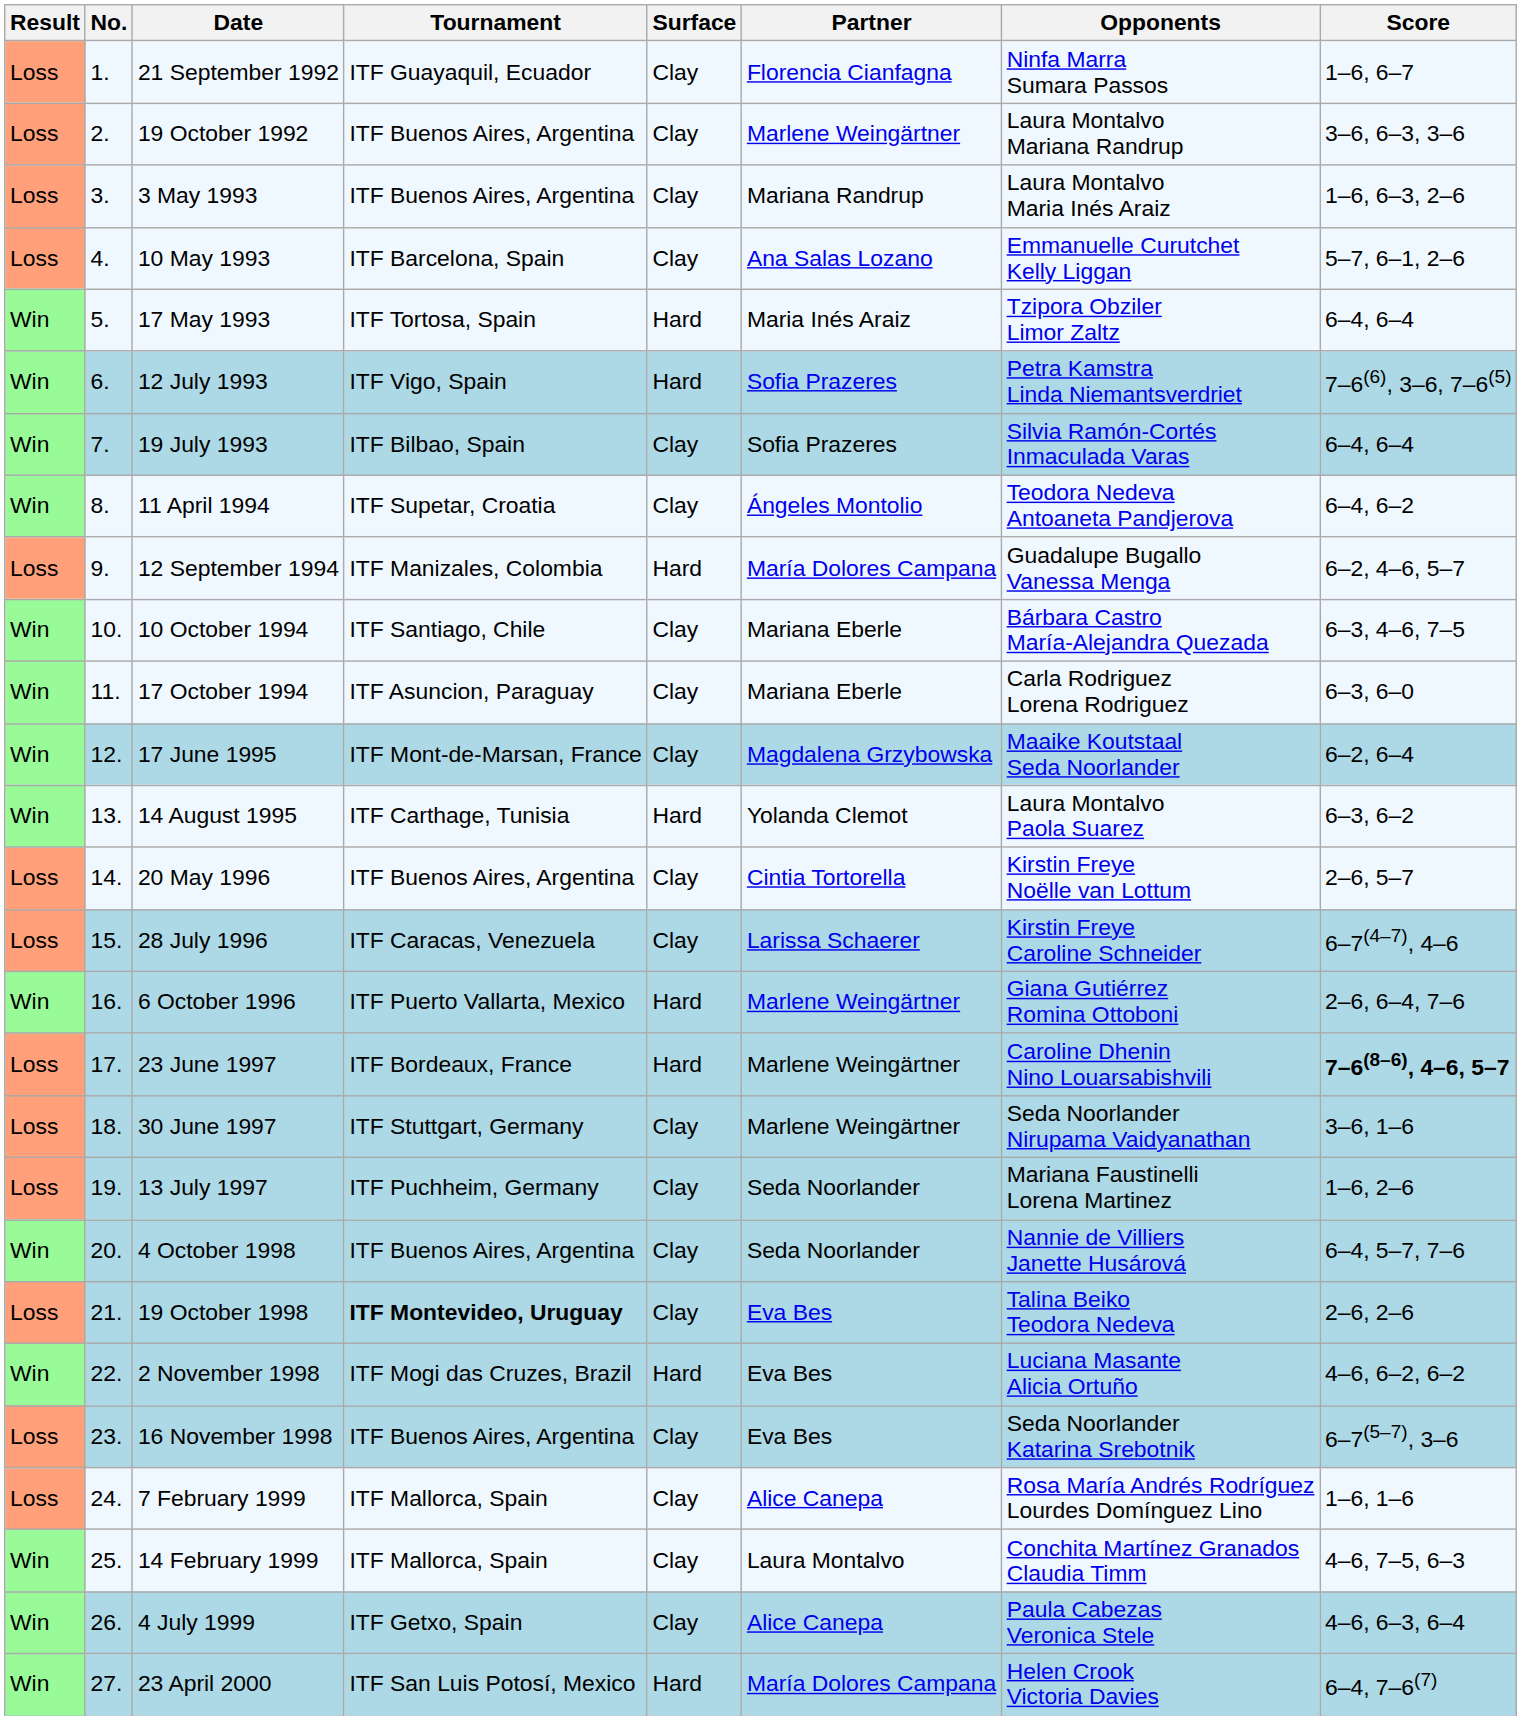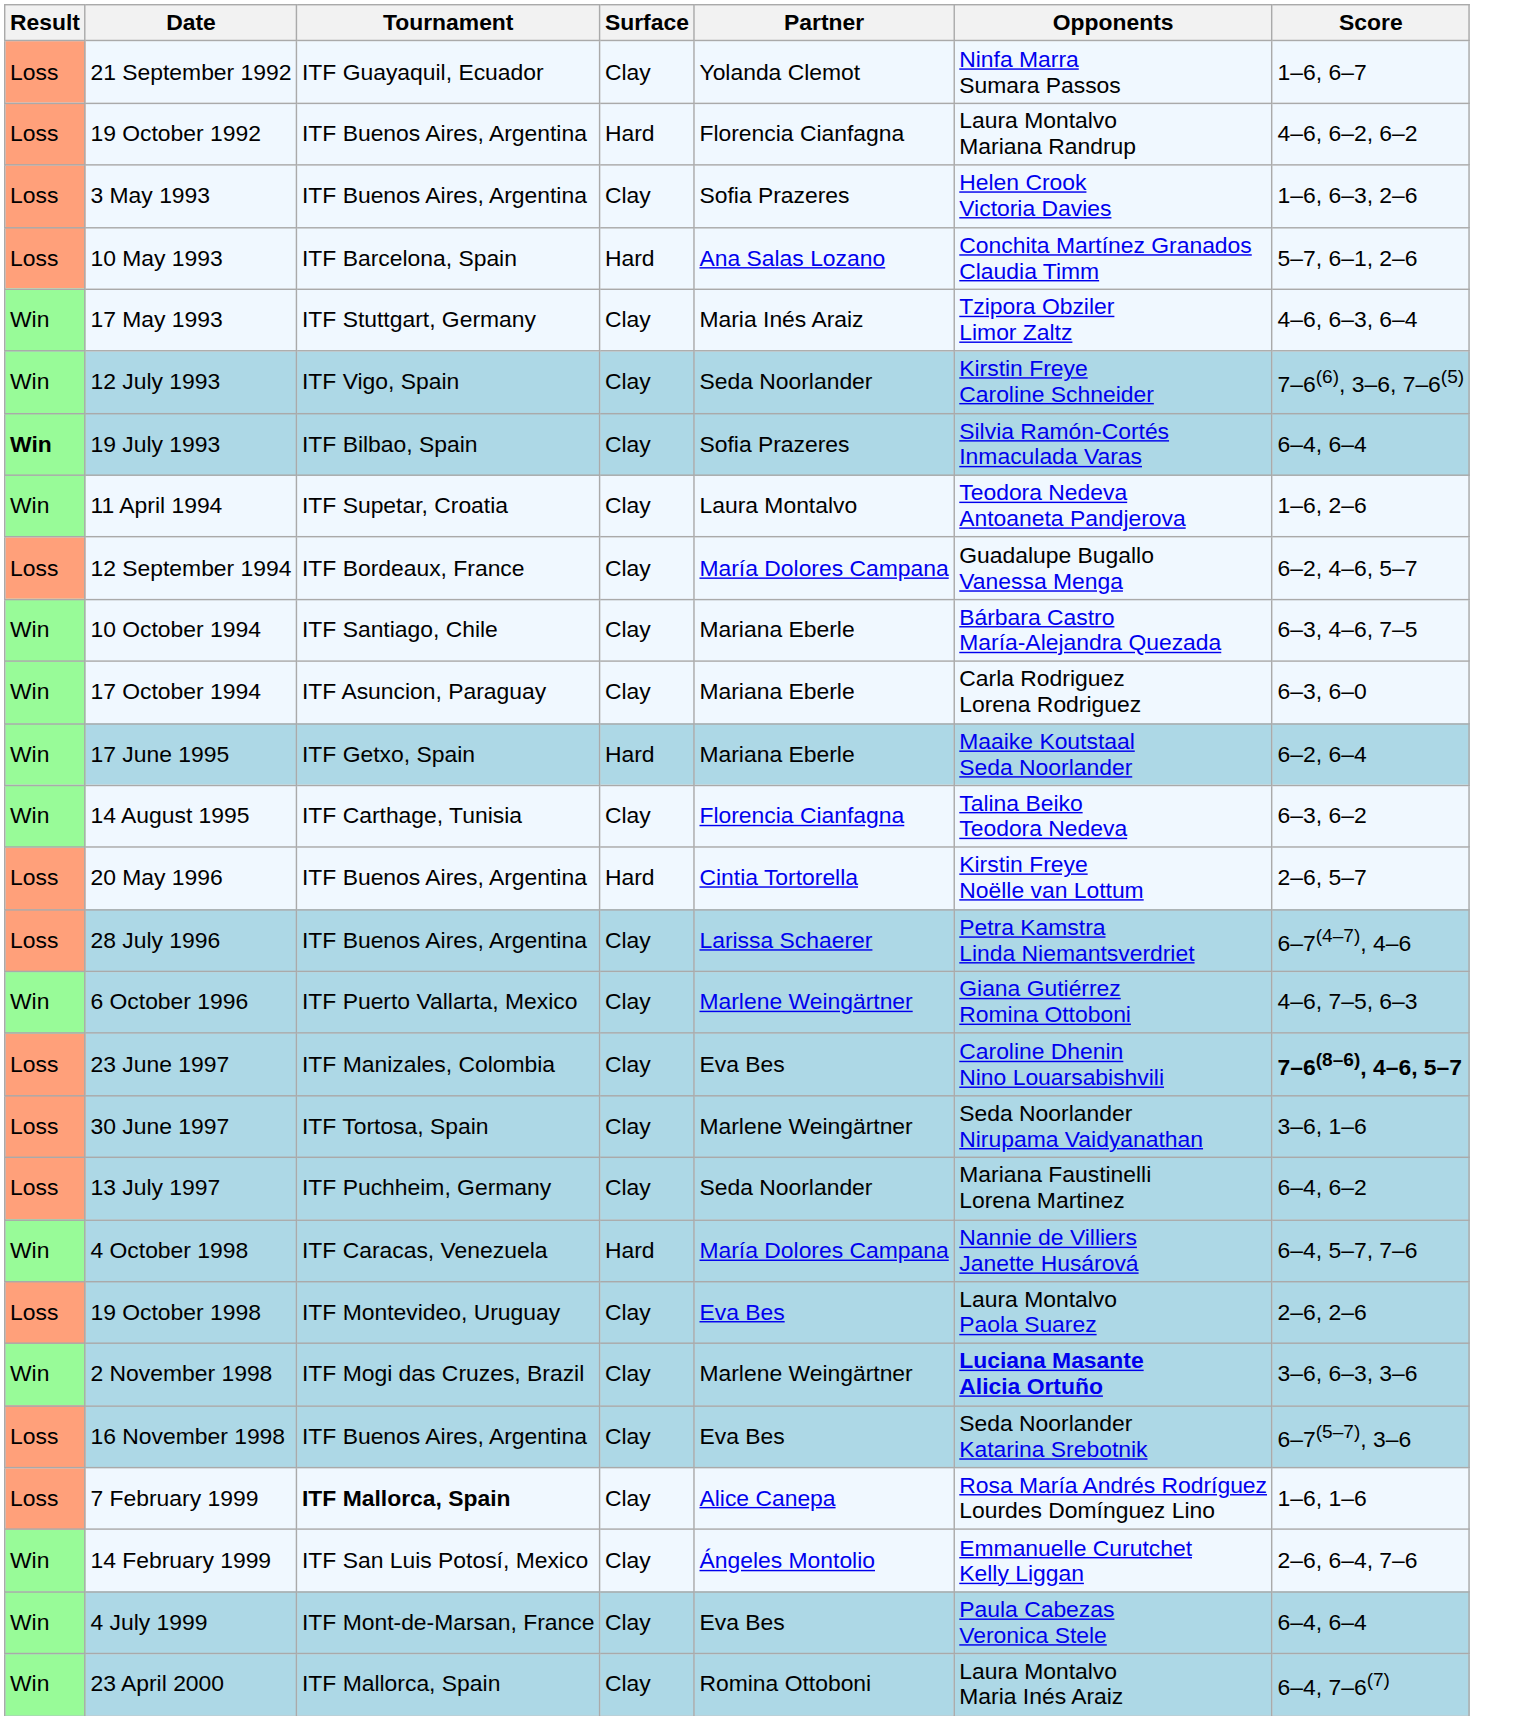- column: (109, 22)
(849, 71) Florencia Cianfagna -> (780, 71) Yolanda Clemot
(675, 133) Clay -> (630, 133) Hard
(853, 133) Marlene Weingärtner -> (802, 133) Florencia Cianfagna
(1395, 133) 3–6, 6–3, 3–6 -> (1348, 133) 4–6, 6–2, 6–2
(835, 195) Mariana Randrup -> (775, 195) Sofia Prazeres
(1089, 195) Laura Montalvo Maria Inés Araiz -> (1035, 195) Helen Crook Victoria Davies
(675, 257) Clay -> (630, 257) Hard
(1123, 257) Emmanuelle Curutchet Kelly Liggan -> (1106, 257) Conchita Martínez Granados Claudia Timm
(443, 319) ITF Tortosa, Spain -> (419, 319) ITF Stuttgart, Germany
(677, 319) Hard -> (628, 319) Clay
(1370, 319) 6–4, 6–4 -> (1348, 319) 4–6, 6–3, 6–4
(677, 381) Hard -> (628, 381) Clay
(822, 381) Sofia Prazeres -> (786, 381) Seda Noorlander
(1124, 381) Petra Kamstra Linda Niemantsverdriet -> (1057, 381) Kirstin Freye Caroline Schneider
(30, 443) normal -> (31, 443) bold
(835, 505) Ángeles Montolio -> (778, 505) Laura Montalvo
(1370, 505) 6–4, 6–2 -> (1322, 505) 1–6, 2–6
(476, 568) ITF Manizales, Colombia -> (413, 568) ITF Bordeaux, France
(677, 568) Hard -> (628, 568) Clay
(496, 754) ITF Mont-de-Marsan, France -> (388, 754) ITF Getxo, Spain
(675, 754) Clay -> (630, 754) Hard
(870, 754) Magdalena Grzybowska -> (777, 754) Mariana Eberle
(677, 816) Hard -> (628, 816) Clay
(827, 816) Yolanda Clemot -> (802, 816) Florencia Cianfagna
(1086, 816) Laura Montalvo Paola Suarez -> (1043, 816) Talina Beiko Teodora Nedeva
(675, 878) Clay -> (630, 878) Hard
(472, 940) ITF Caracas, Venezuela -> (444, 940) ITF Buenos Aires, Argentina
(1104, 940) Kirstin Freye Caroline Schneider -> (1077, 940) Petra Kamstra Linda Niemantsverdriet
(677, 1002) Hard -> (628, 1002) Clay
(1395, 1002) 2–6, 6–4, 7–6 -> (1348, 1002) 4–6, 7–5, 6–3
(461, 1064) ITF Bordeaux, France -> (429, 1064) ITF Manizales, Colombia
(677, 1064) Hard -> (628, 1064) Clay
(853, 1064) Marlene Weingärtner -> (742, 1064) Eva Bes
(466, 1126) ITF Stuttgart, Germany -> (395, 1126) ITF Tortosa, Spain
(1370, 1188) 1–6, 2–6 -> (1322, 1188) 6–4, 6–2
(492, 1250) ITF Buenos Aires, Argentina -> (425, 1250) ITF Caracas, Venezuela
(675, 1250) Clay -> (630, 1250) Hard
(833, 1250) Seda Noorlander -> (824, 1250) María Dolores Campana
(486, 1312) bold -> (431, 1312) normal
(1091, 1312) Talina Beiko Teodora Nedeva -> (1038, 1312) Laura Montalvo Paola Suarez
(677, 1374) Hard -> (628, 1374) Clay
(789, 1374) Eva Bes -> (806, 1374) Marlene Weingärtner
(1094, 1374) normal -> (1051, 1374) bold
(1395, 1374) 4–6, 6–2, 6–2 -> (1348, 1374) 3–6, 6–3, 3–6
(449, 1498) normal -> (406, 1498) bold
(449, 1560) ITF Mallorca, Spain -> (445, 1560) ITF San Luis Potosí, Mexico
(826, 1560) Laura Montalvo -> (787, 1560) Ángeles Montolio
(1153, 1560) Conchita Martínez Granados Claudia Timm -> (1076, 1560) Emmanuelle Curutchet Kelly Liggan
(1395, 1560) 4–6, 7–5, 6–3 -> (1348, 1560) 2–6, 6–4, 7–6
(436, 1622) ITF Getxo, Spain -> (448, 1622) ITF Mont-de-Marsan, France
(815, 1622) Alice Canepa -> (742, 1622) Eva Bes
(1395, 1622) 4–6, 6–3, 6–4 -> (1322, 1622) 6–4, 6–4
(492, 1684) ITF San Luis Potosí, Mexico -> (401, 1684) ITF Mallorca, Spain
(677, 1684) Hard -> (628, 1684) Clay
(872, 1684) María Dolores Campana -> (785, 1684) Romina Ottoboni
(1083, 1684) Helen Crook Victoria Davies -> (1041, 1684) Laura Montalvo Maria Inés Araiz
